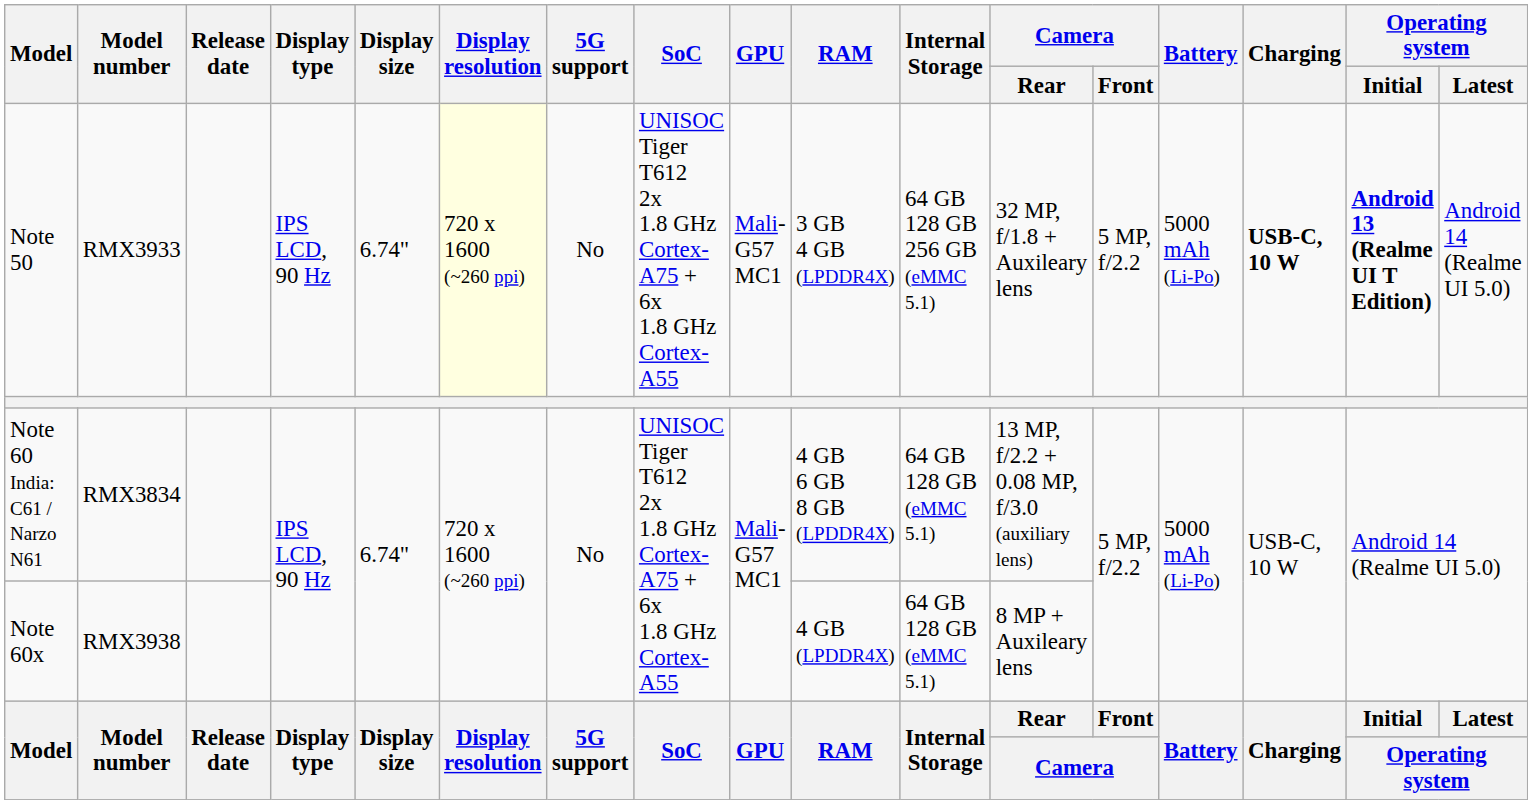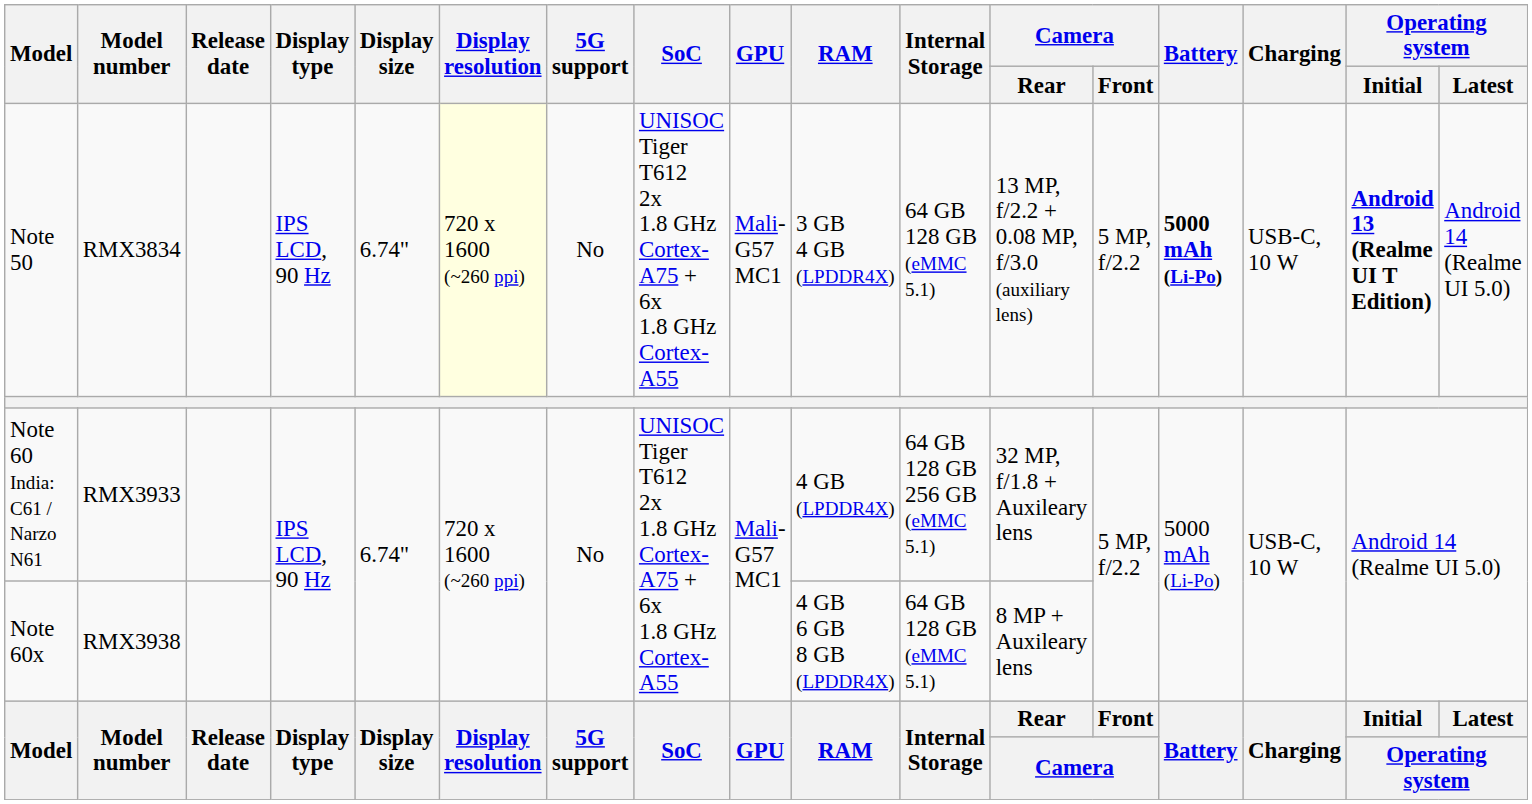(132, 249) RMX3933 -> (132, 249) RMX3834
(941, 249) 64 GB 128 GB 256 GB (eMMC 5.1) -> (941, 249) 64 GB 128 GB (eMMC 5.1)
(1041, 249) 32 MP, f/1.8 + Auxileary lens -> (1037, 249) 13 MP, f/2.2 + 0.08 MP, f/3.0 (auxiliary lens)
(1192, 249) normal -> (1193, 249) bold
(1285, 249) bold -> (1285, 249) normal
(132, 494) RMX3834 -> (132, 494) RMX3933
(845, 494) 4 GB 6 GB 8 GB (LPDDR4X) -> (845, 494) 4 GB (LPDDR4X)
(941, 494) 64 GB 128 GB (eMMC 5.1) -> (941, 494) 64 GB 128 GB 256 GB (eMMC 5.1)
(1037, 494) 13 MP, f/2.2 + 0.08 MP, f/3.0 (auxiliary lens) -> (1041, 494) 32 MP, f/1.8 + Auxileary lens
(845, 640) 4 GB (LPDDR4X) -> (845, 640) 4 GB 6 GB 8 GB (LPDDR4X)
